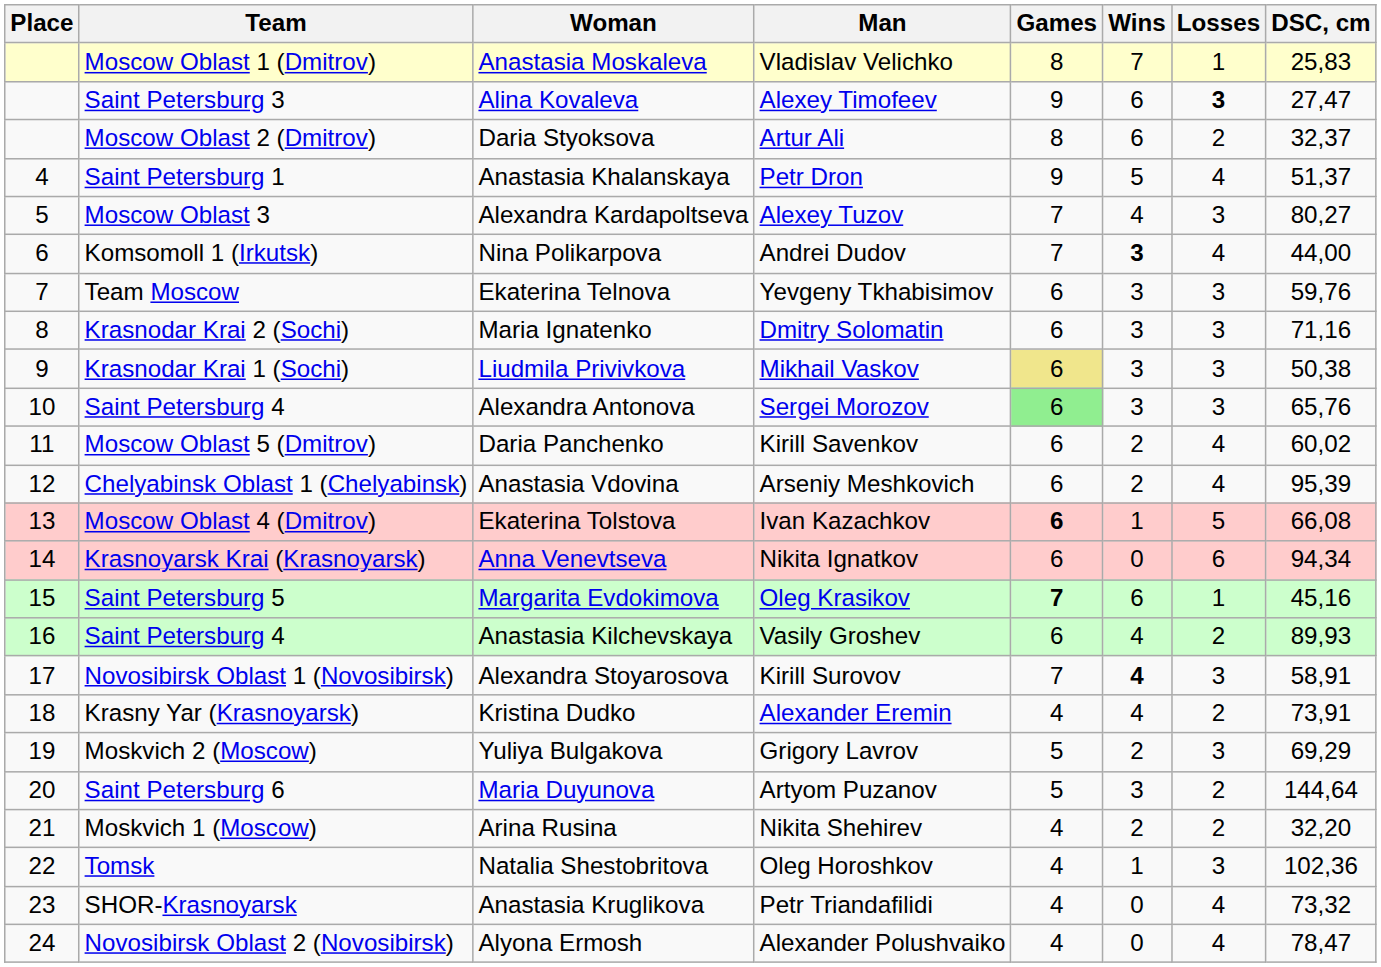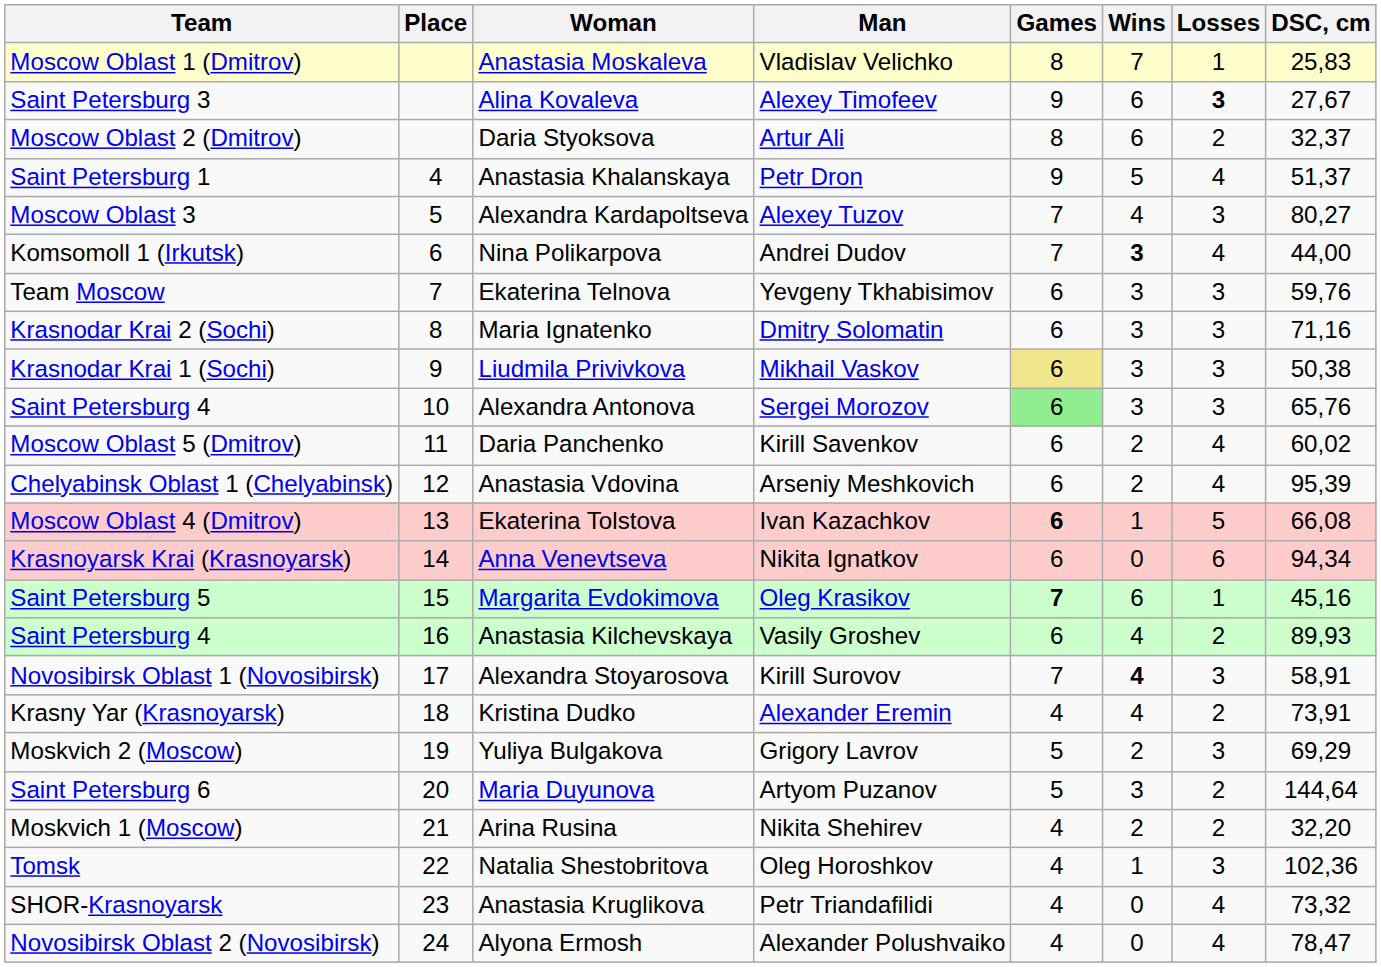columns swapped: (42, 23) <-> (276, 23)
(1321, 100) 27,47 -> (1321, 100) 27,67
